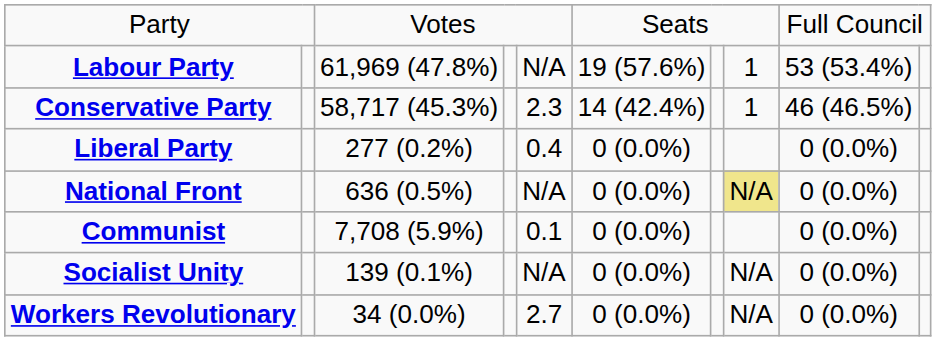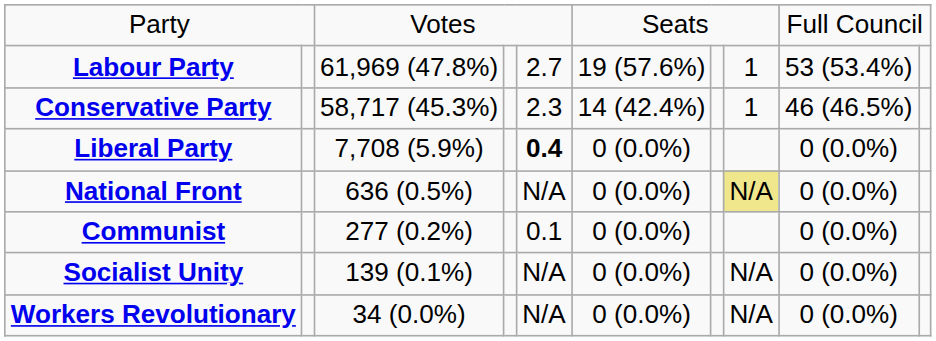(544, 66) N/A -> (544, 66) 2.7
(409, 149) 277 (0.2%) -> (409, 149) 7,708 (5.9%)
(544, 149) normal -> (544, 149) bold
(409, 231) 7,708 (5.9%) -> (409, 231) 277 (0.2%)
(544, 314) 2.7 -> (544, 314) N/A
